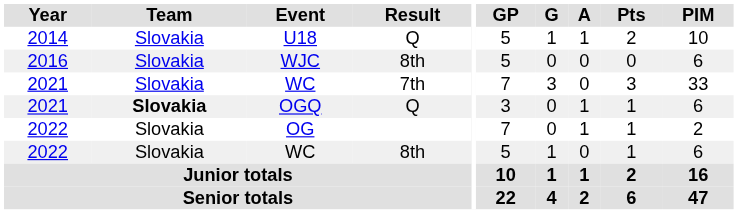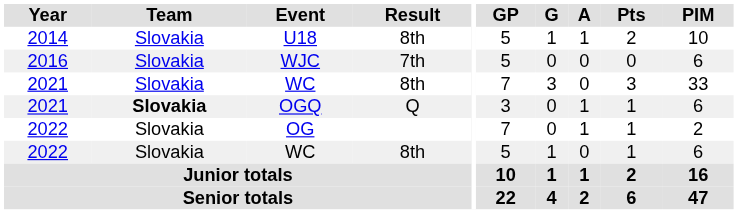(413, 38) Q -> (413, 38) 8th
(413, 60) 8th -> (413, 60) 7th
(413, 83) 7th -> (413, 83) 8th
